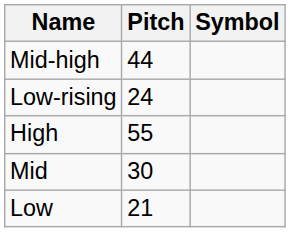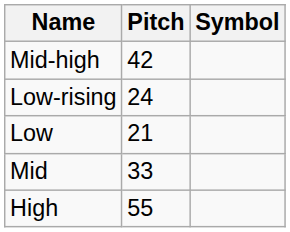(140, 60) 44 -> (140, 60) 42
rows swapped: (32, 208) <-> (34, 134)
(140, 171) 30 -> (140, 171) 33
